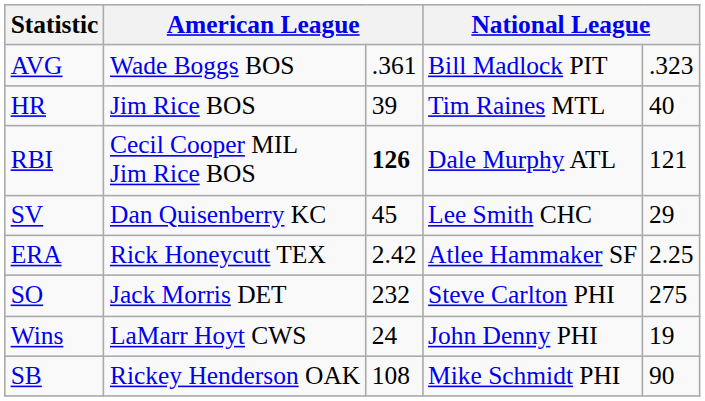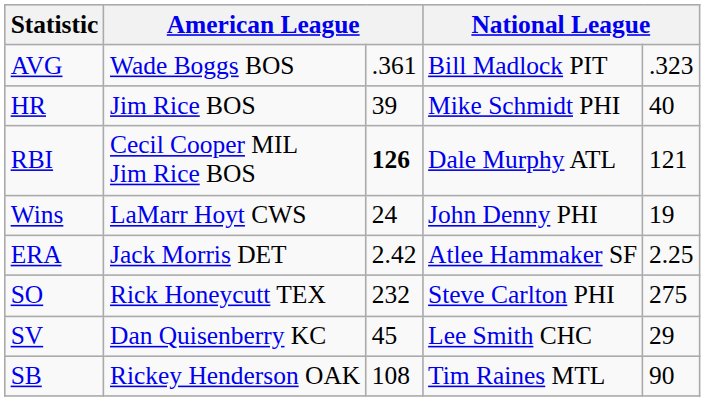(517, 105) Tim Raines MTL -> (524, 105) Mike Schmidt PHI
rows swapped: (37, 335) <-> (27, 214)
(218, 255) Rick Honeycutt TEX -> (198, 255) Jack Morris DET
(198, 295) Jack Morris DET -> (218, 295) Rick Honeycutt TEX
(524, 376) Mike Schmidt PHI -> (517, 376) Tim Raines MTL
